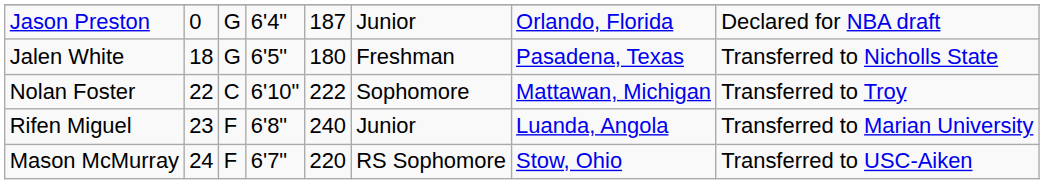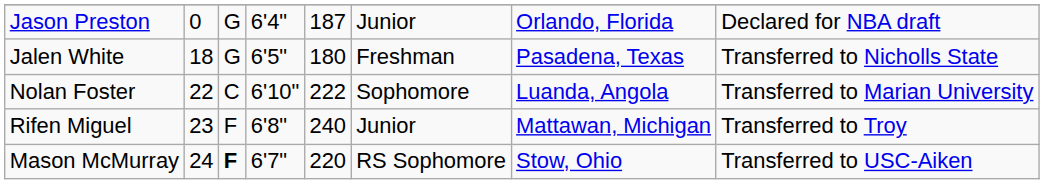(614, 91) Mattawan, Michigan -> (592, 91) Luanda, Angola
(814, 91) Transferred to Troy -> (877, 91) Transferred to Marian University
(592, 126) Luanda, Angola -> (614, 126) Mattawan, Michigan
(877, 126) Transferred to Marian University -> (814, 126) Transferred to Troy
(230, 160) normal -> (230, 160) bold
